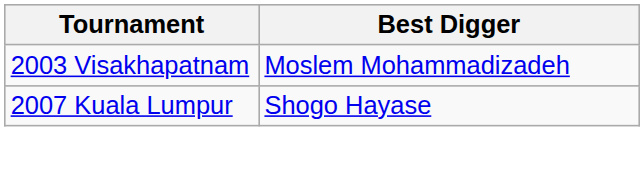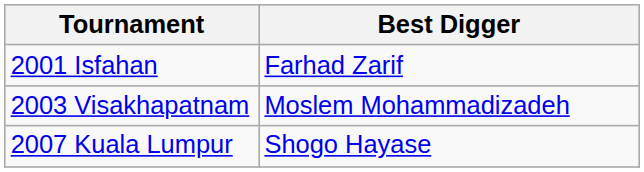+ row: (84, 65)
